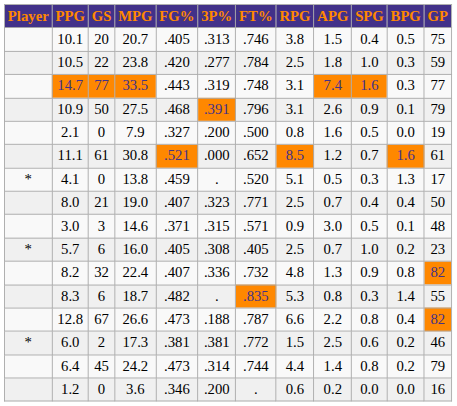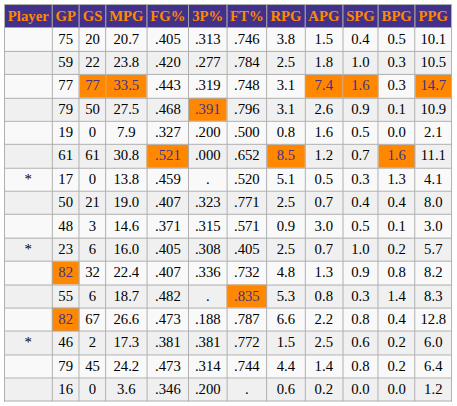columns swapped: (438, 16) <-> (70, 16)
